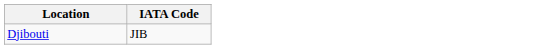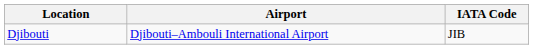+ column: (286, 14)
